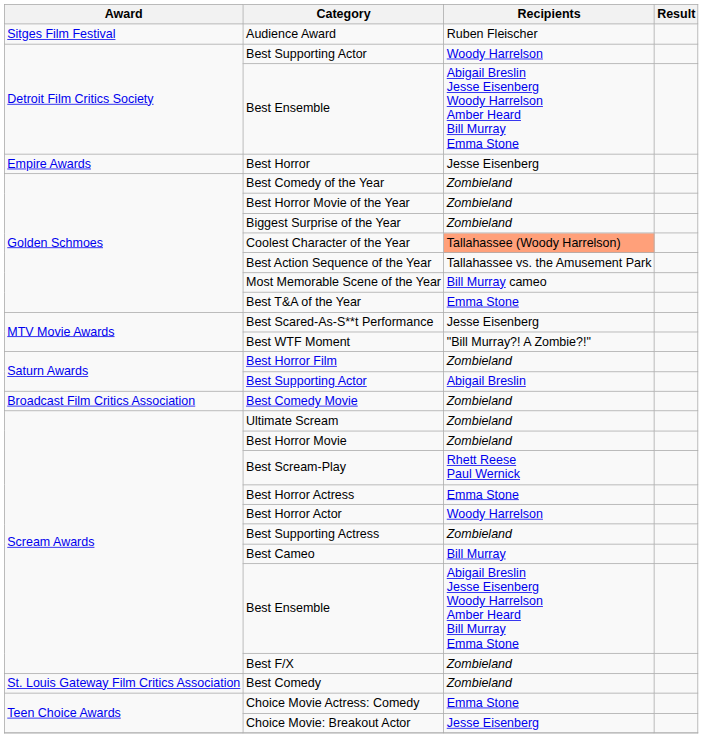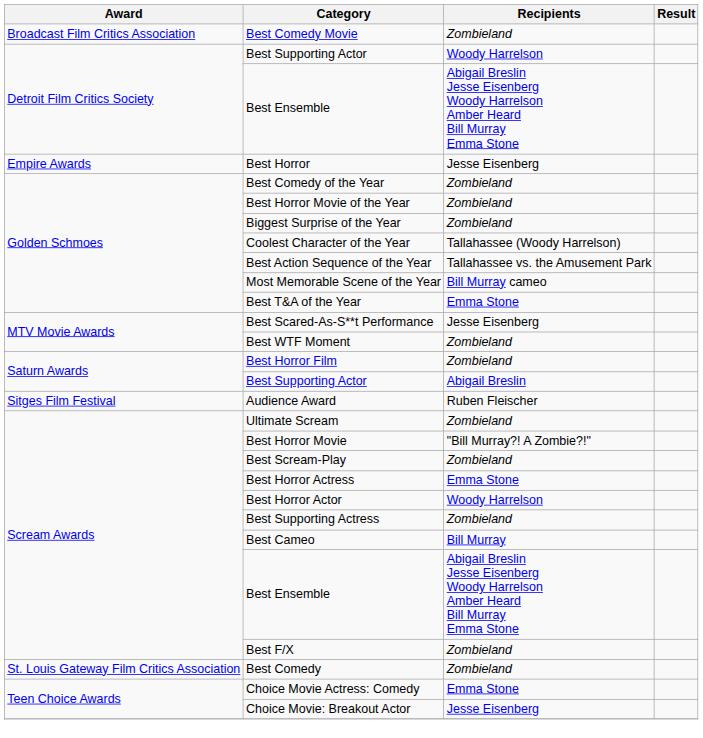rows swapped: (101, 401) <-> (61, 34)
(534, 242) lightsalmon background -> (534, 242) no background
(519, 341) "Bill Murray?! A Zombie?!" -> (479, 341) Zombieland
(479, 440) Zombieland -> (519, 440) "Bill Murray?! A Zombie?!"
(483, 467) Rhett Reese Paul Wernick -> (479, 460) Zombieland
